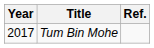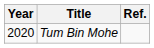(21, 33) 2017 -> (21, 33) 2020
